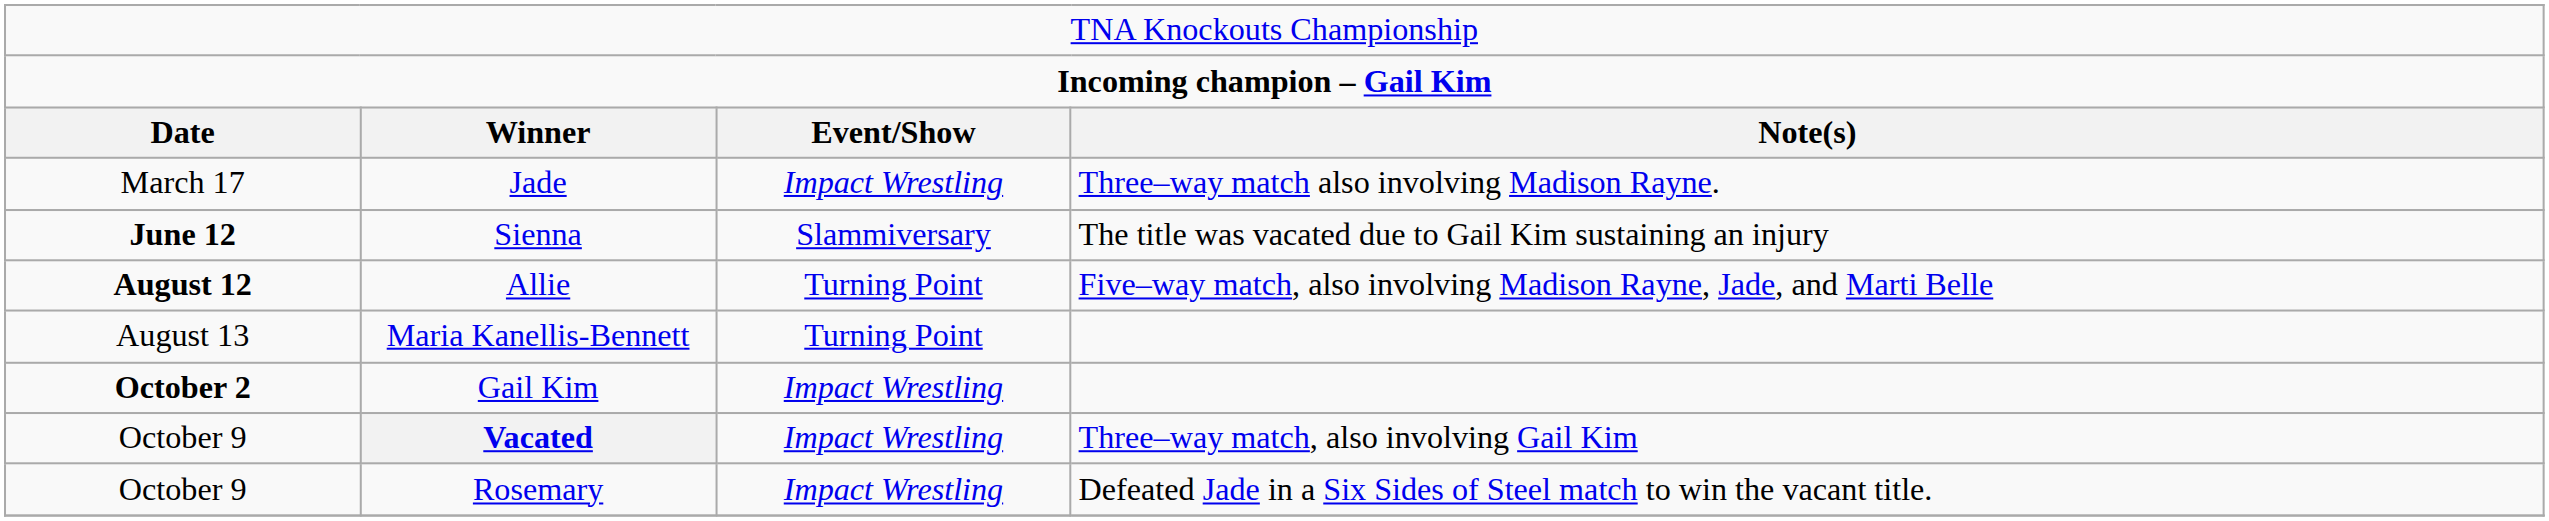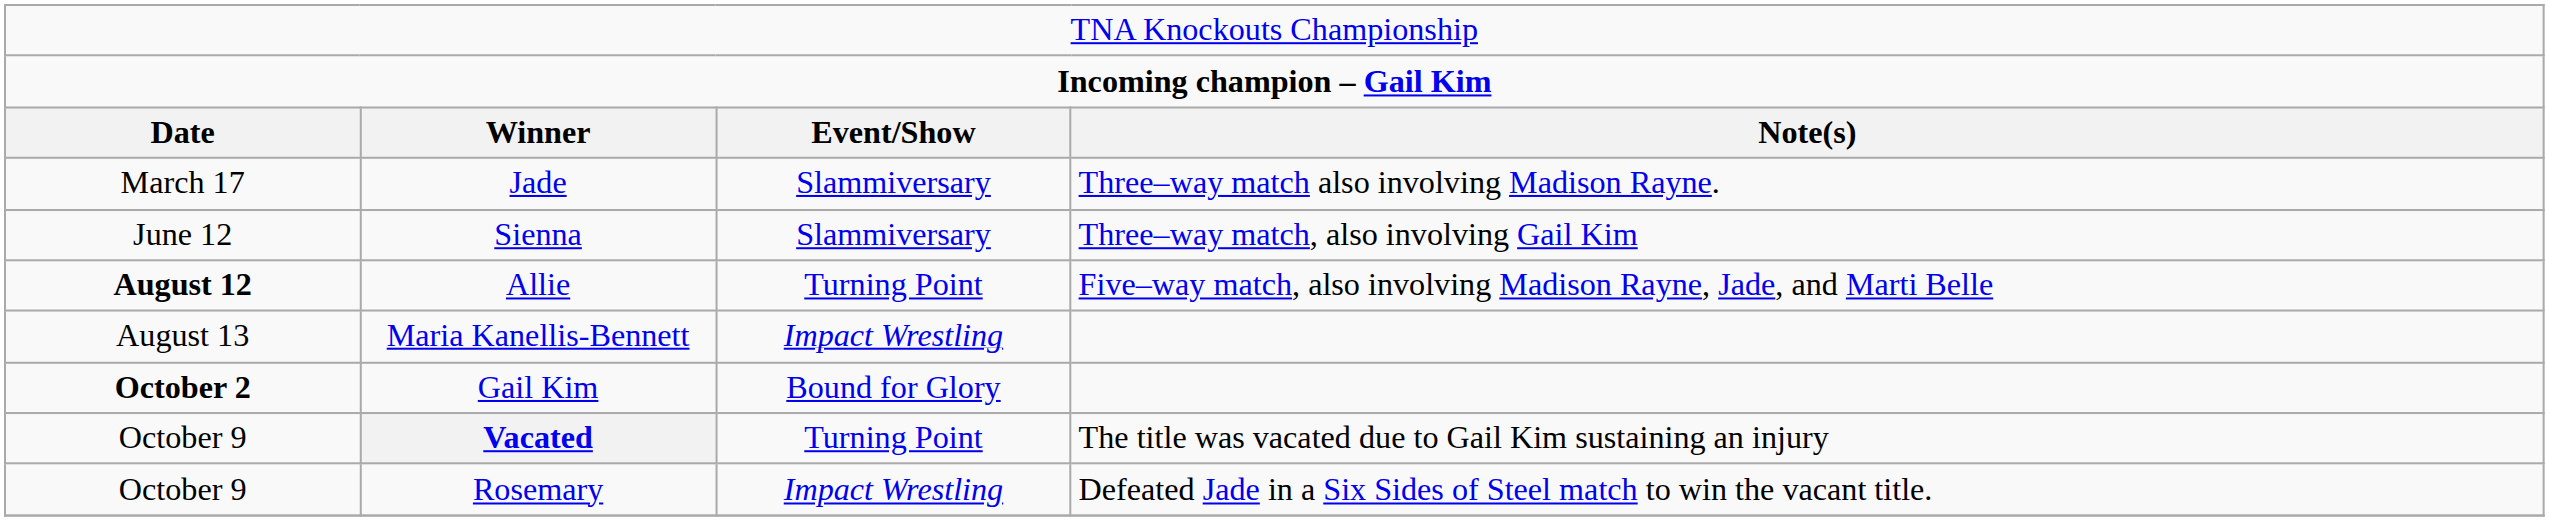(893, 183) Impact Wrestling -> (893, 183) Slammiversary
(183, 234) bold -> (183, 234) normal
(1454, 234) The title was vacated due to Gail Kim sustaining an injury -> (1358, 234) Three–way match, also involving Gail Kim
(893, 336) Turning Point -> (893, 336) Impact Wrestling
(893, 387) Impact Wrestling -> (893, 387) Bound for Glory
(893, 438) Impact Wrestling -> (893, 438) Turning Point
(1358, 438) Three–way match, also involving Gail Kim -> (1454, 438) The title was vacated due to Gail Kim sustaining an injury
